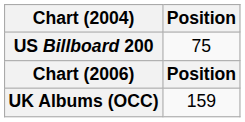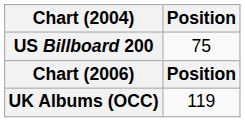(201, 102) 159 -> (201, 102) 119
